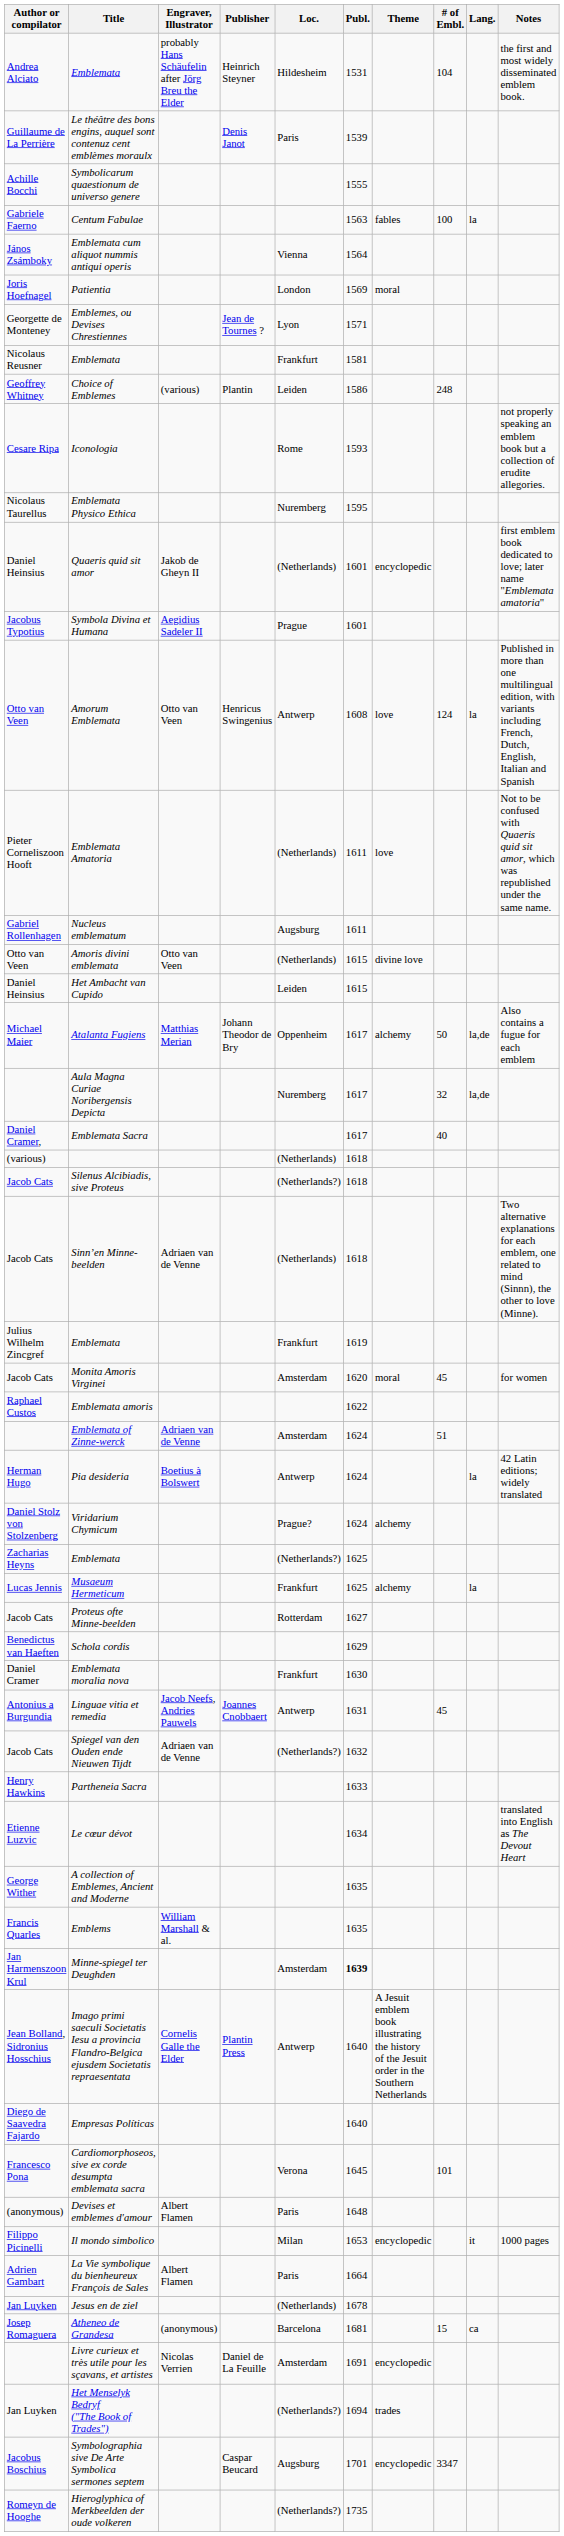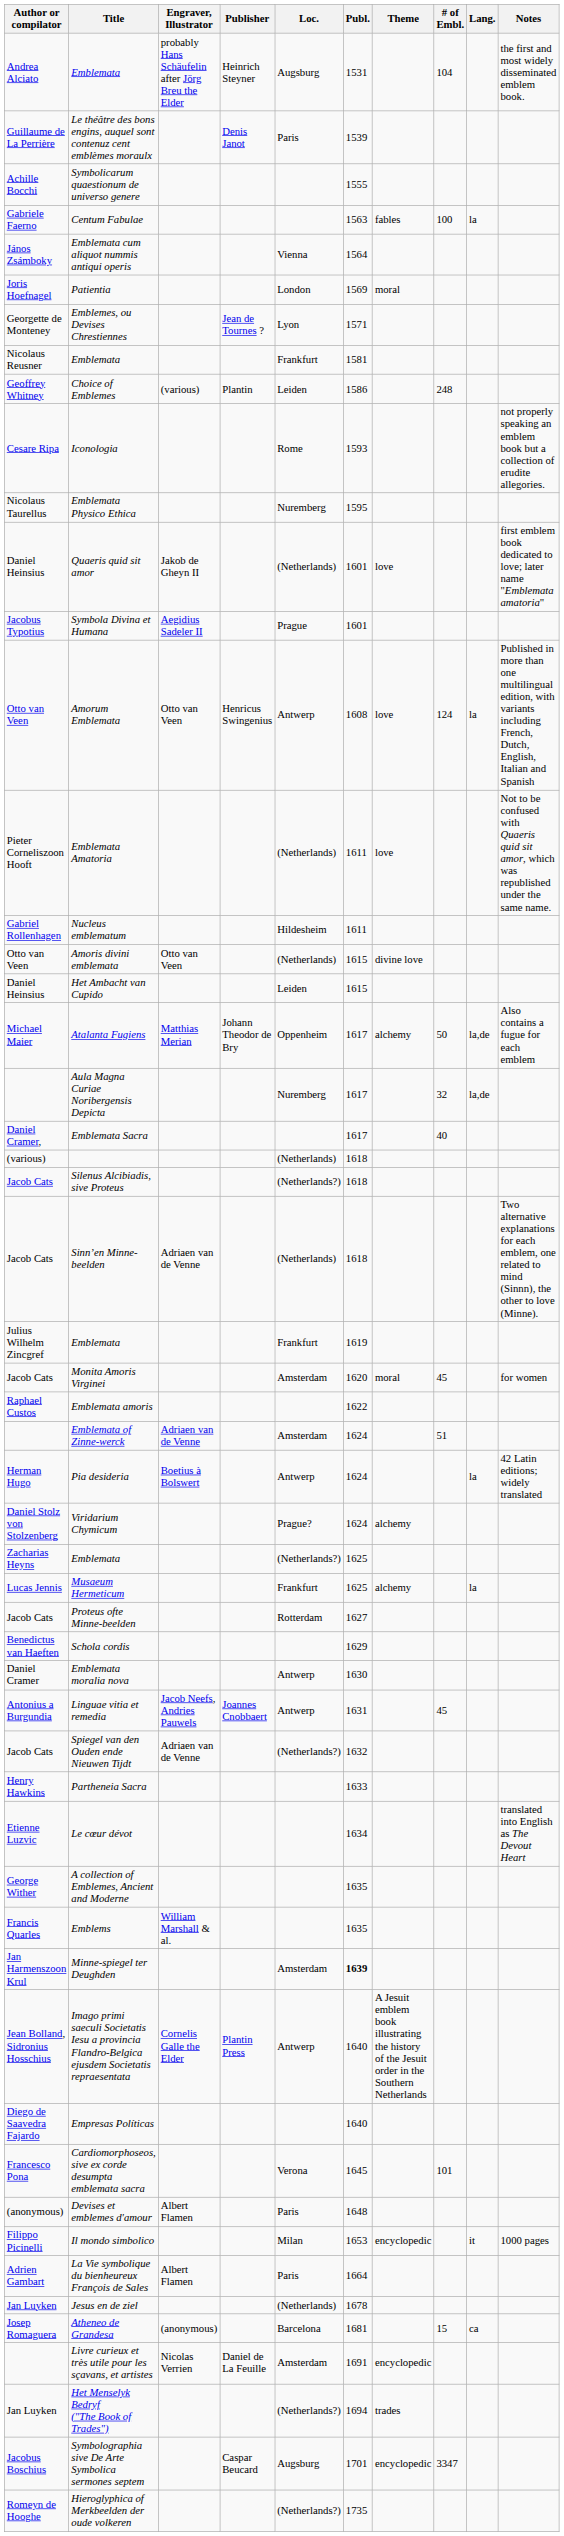(302, 72) Hildesheim -> (298, 72) Augsburg
(403, 566) encyclopedic -> (384, 566) love
(298, 930) Augsburg -> (302, 930) Hildesheim
(297, 1675) Frankfurt -> (296, 1675) Antwerp
